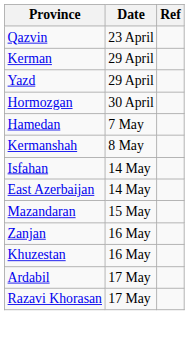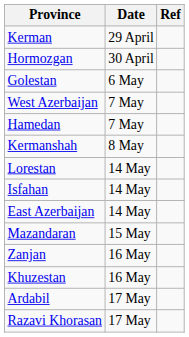- row: (27, 37)
- row: (21, 80)
+ row: (32, 80)
+ row: (53, 102)
+ row: (32, 168)
